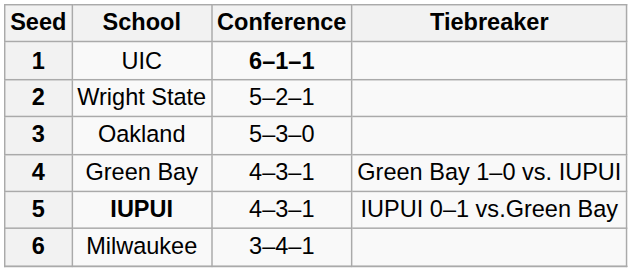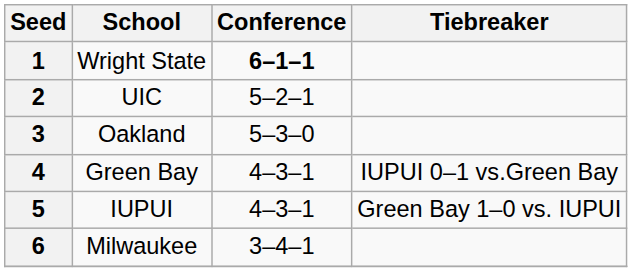(142, 60) UIC -> (142, 60) Wright State
(142, 97) Wright State -> (142, 97) UIC
(489, 172) Green Bay 1–0 vs. IUPUI -> (489, 172) IUPUI 0–1 vs.Green Bay
(142, 209) bold -> (142, 209) normal
(489, 209) IUPUI 0–1 vs.Green Bay -> (489, 209) Green Bay 1–0 vs. IUPUI
